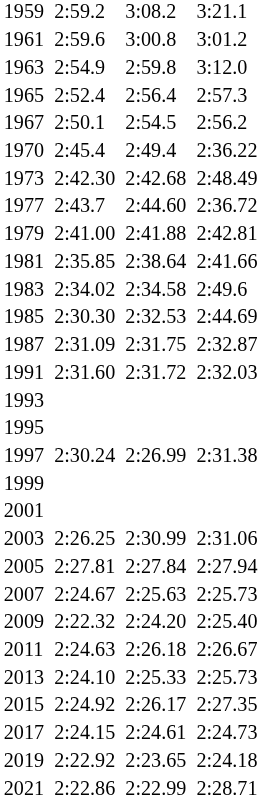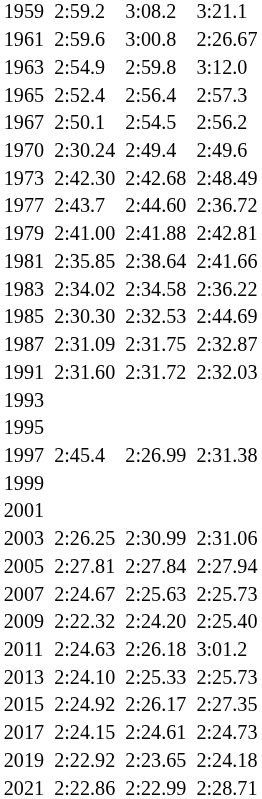(222, 39) 3:01.2 -> (227, 39) 2:26.67
(80, 150) 2:45.4 -> (85, 150) 2:30.24
(227, 150) 2:36.22 -> (222, 150) 2:49.6
(222, 289) 2:49.6 -> (227, 289) 2:36.22
(85, 455) 2:30.24 -> (80, 455) 2:45.4
(227, 649) 2:26.67 -> (222, 649) 3:01.2
